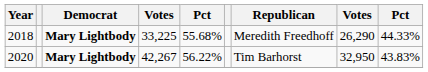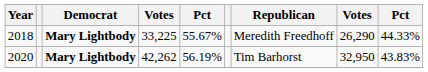(202, 36) 55.68% -> (202, 36) 55.67%
(159, 57) 42,267 -> (159, 57) 42,262
(202, 57) 56.22% -> (202, 57) 56.19%
